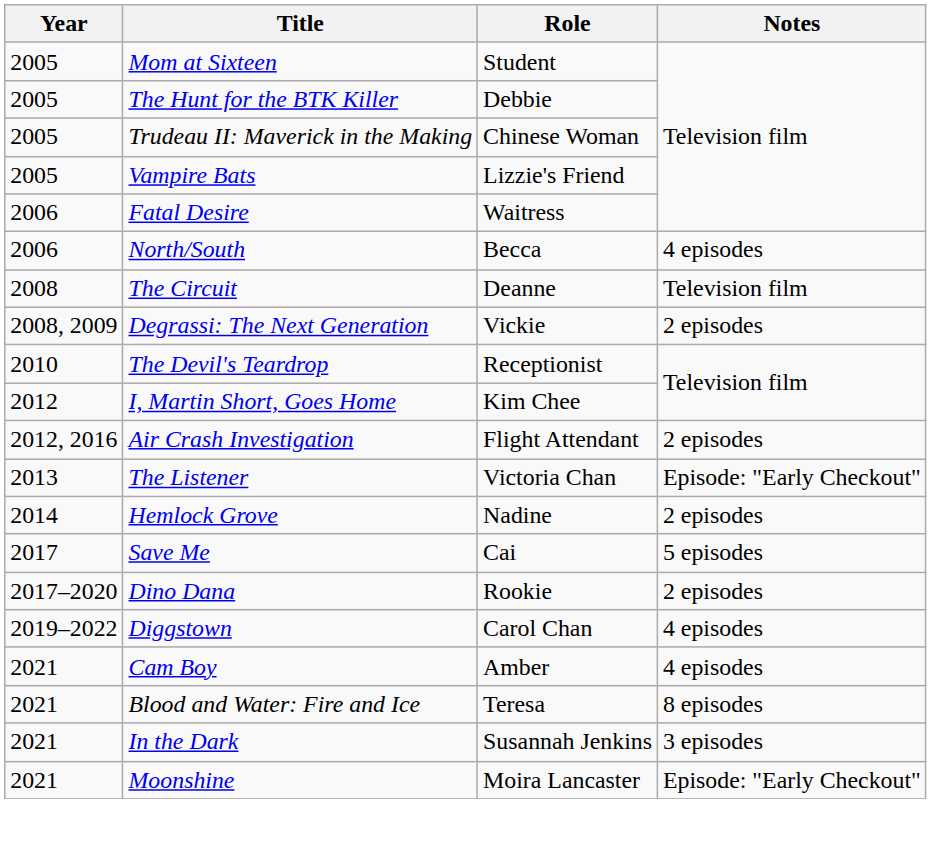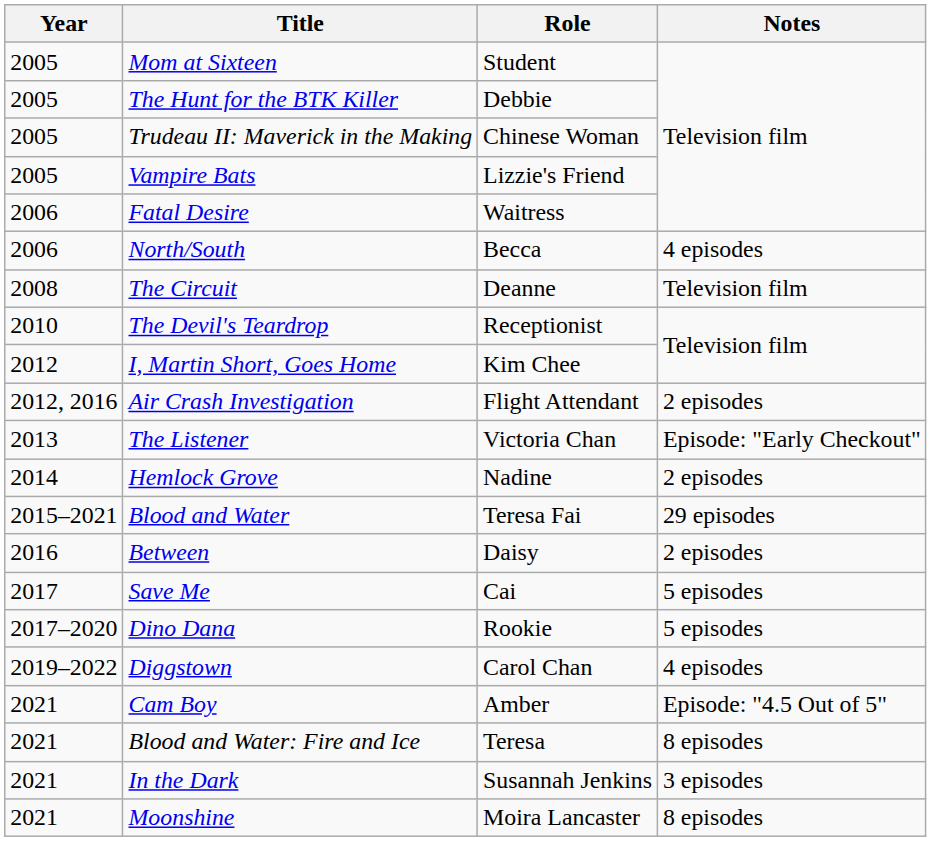- row: (278, 325)
+ row: (209, 514)
+ row: (169, 552)
(713, 590) 2 episodes -> (713, 628) 5 episodes
(713, 666) 4 episodes -> (775, 703) Episode: "4.5 Out of 5"
(792, 779) Episode: "Early Checkout" -> (713, 817) 8 episodes
